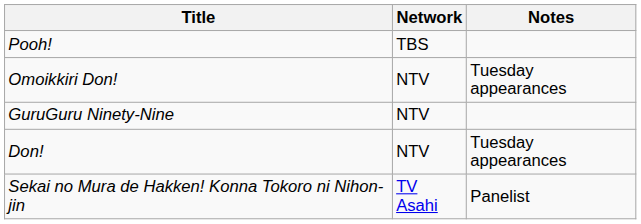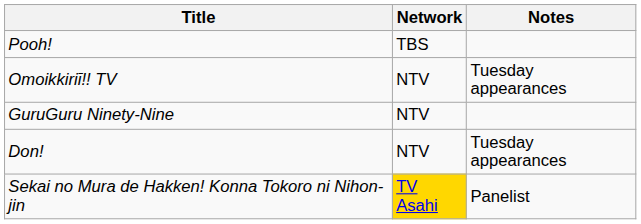+ row: (62, 79)
- row: (63, 79)
(417, 196) no background -> (417, 196) gold background
